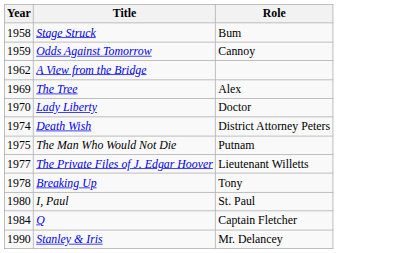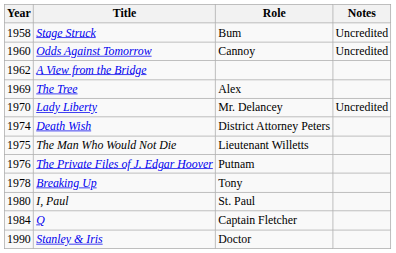+ column: (362, 13)
(19, 51) 1959 -> (19, 51) 1960
(235, 107) Doctor -> (250, 107) Mr. Delancey
(236, 145) Putnam -> (263, 145) Lieutenant Willetts
(19, 164) 1977 -> (19, 164) 1976
(263, 164) Lieutenant Willetts -> (236, 164) Putnam
(250, 239) Mr. Delancey -> (235, 239) Doctor
